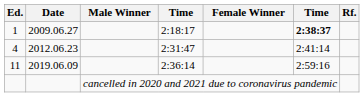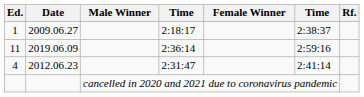(313, 30) bold -> (314, 30) normal
rows swapped: (15, 48) <-> (15, 65)
